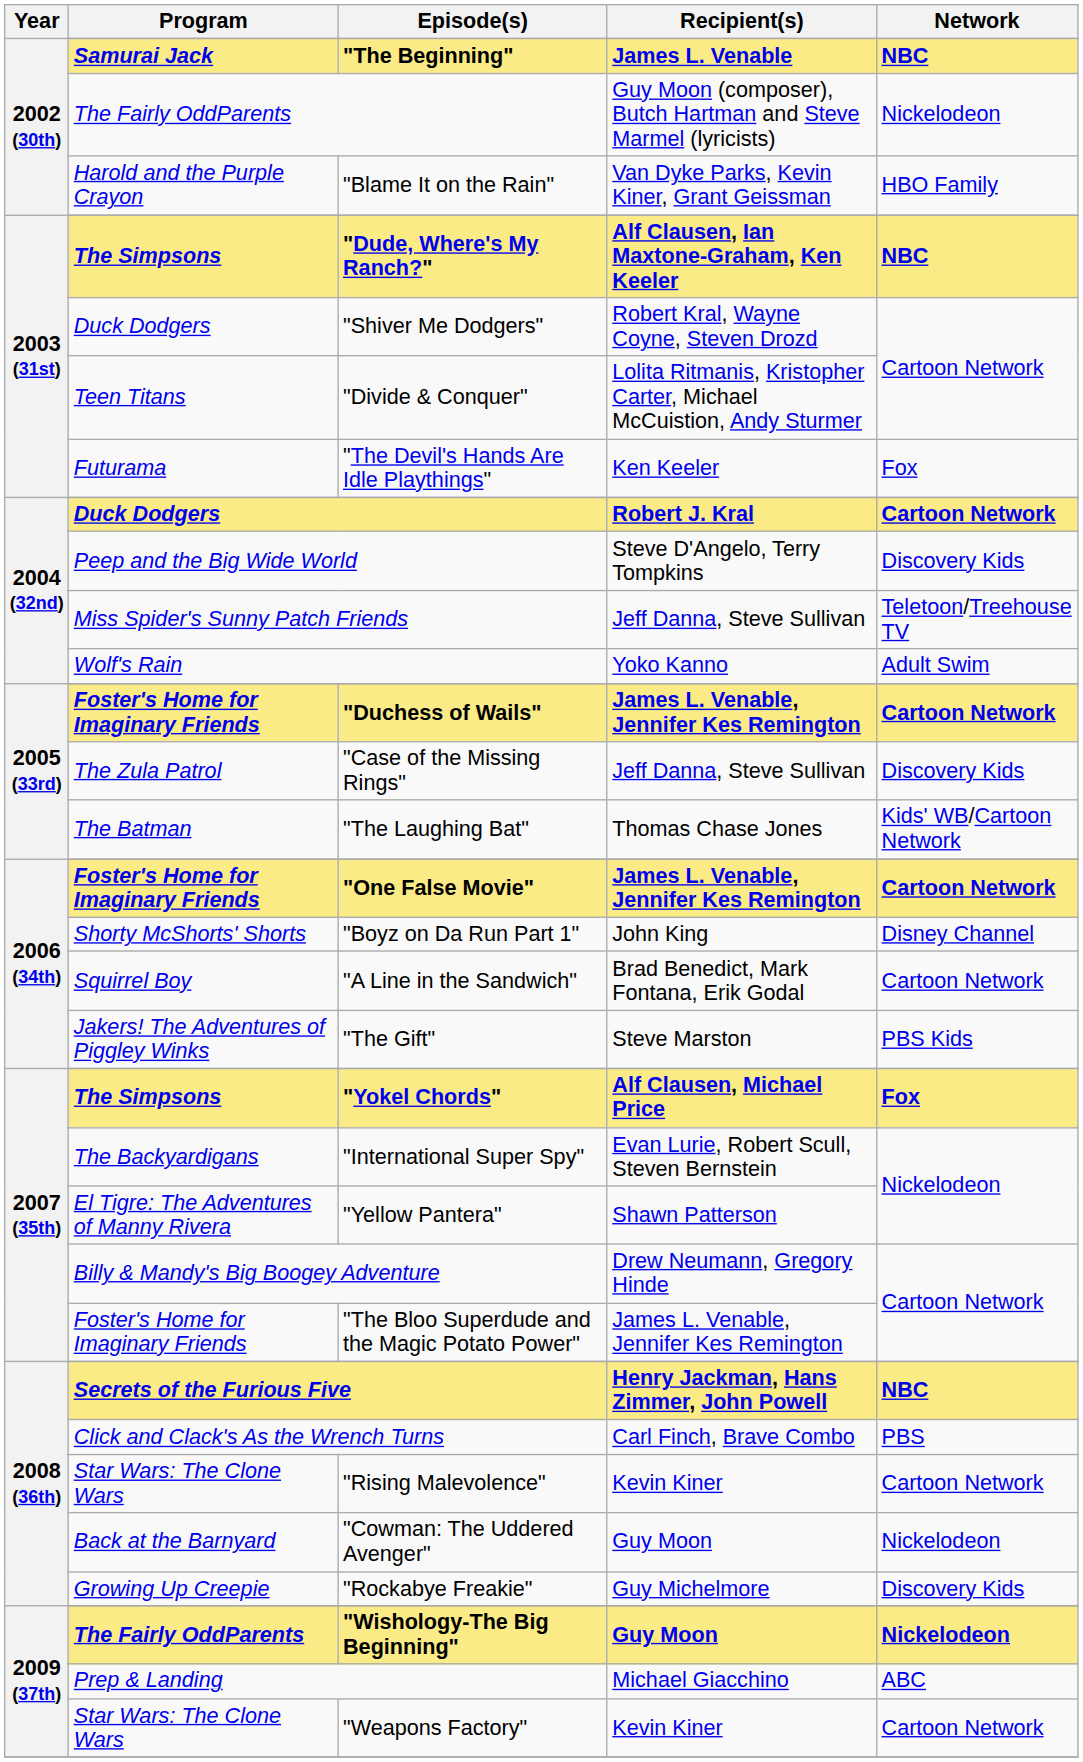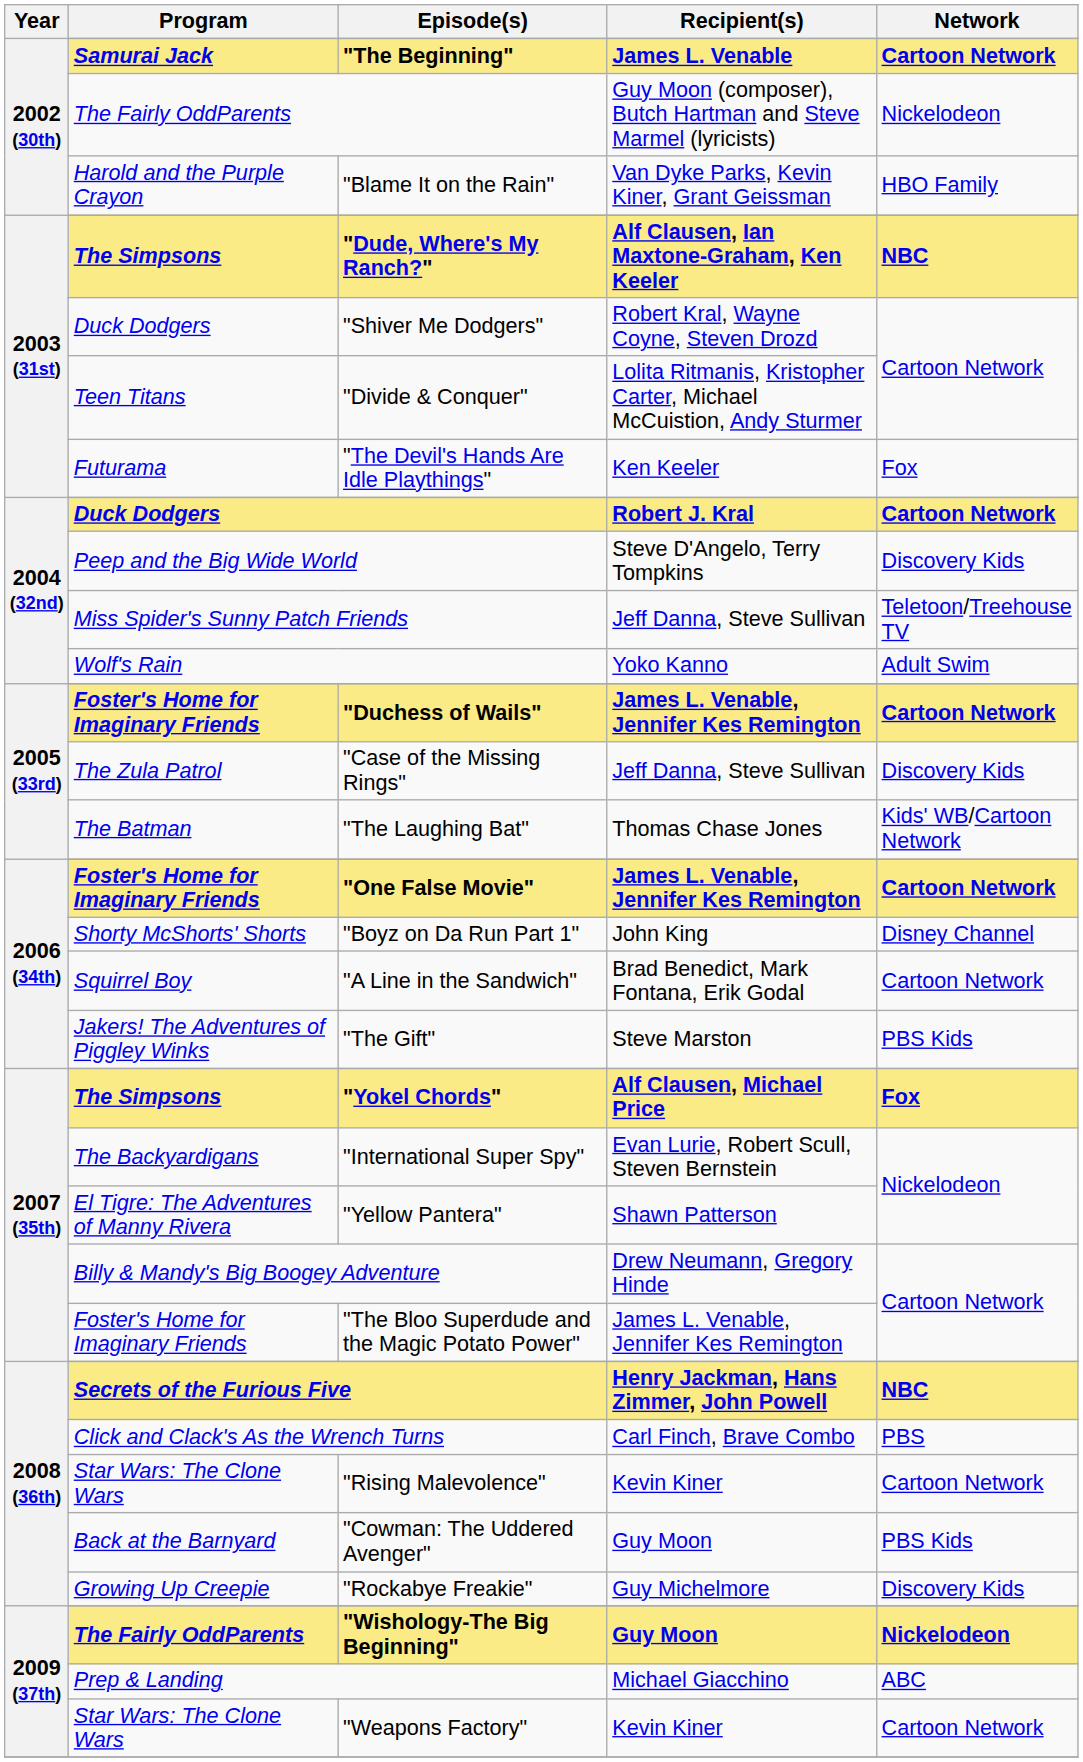(905, 55) NBC -> (969, 55) Cartoon Network
(941, 1541) Nickelodeon -> (927, 1541) PBS Kids
